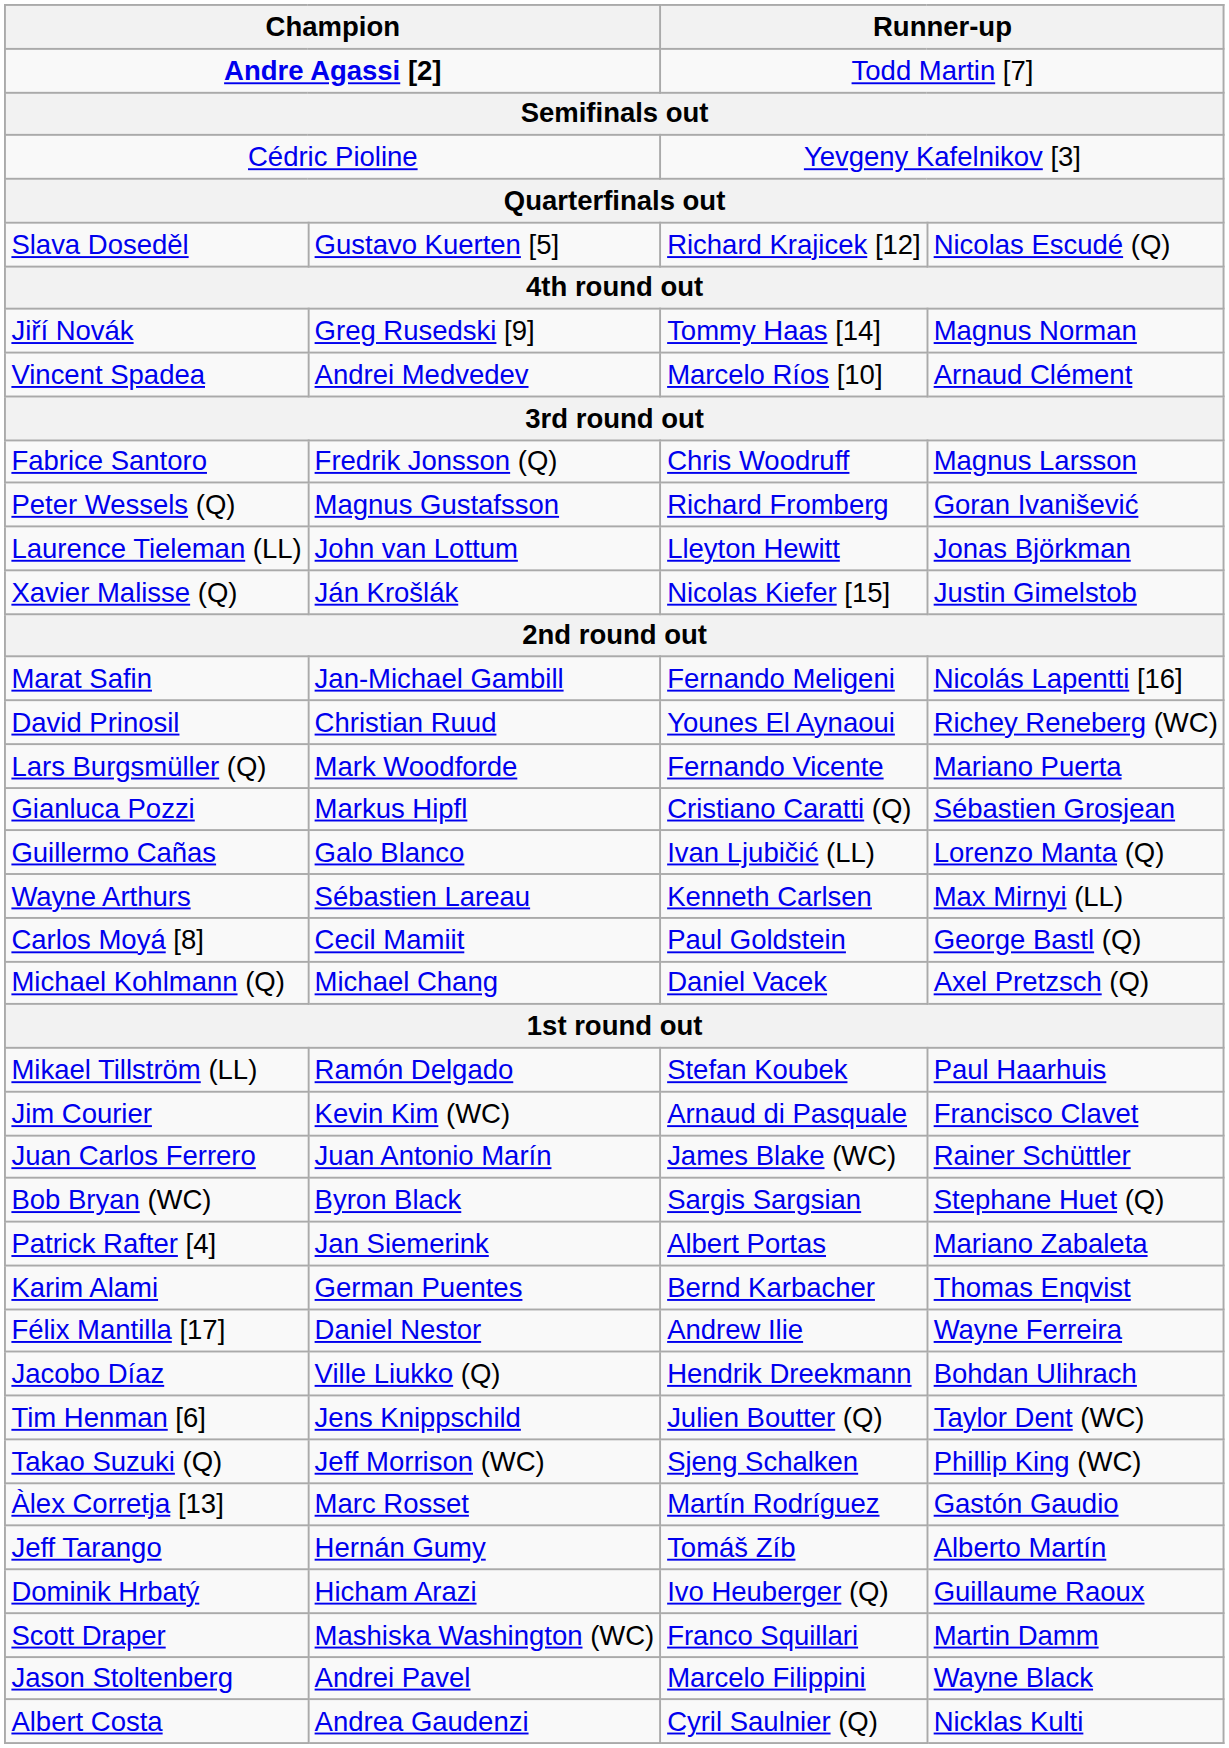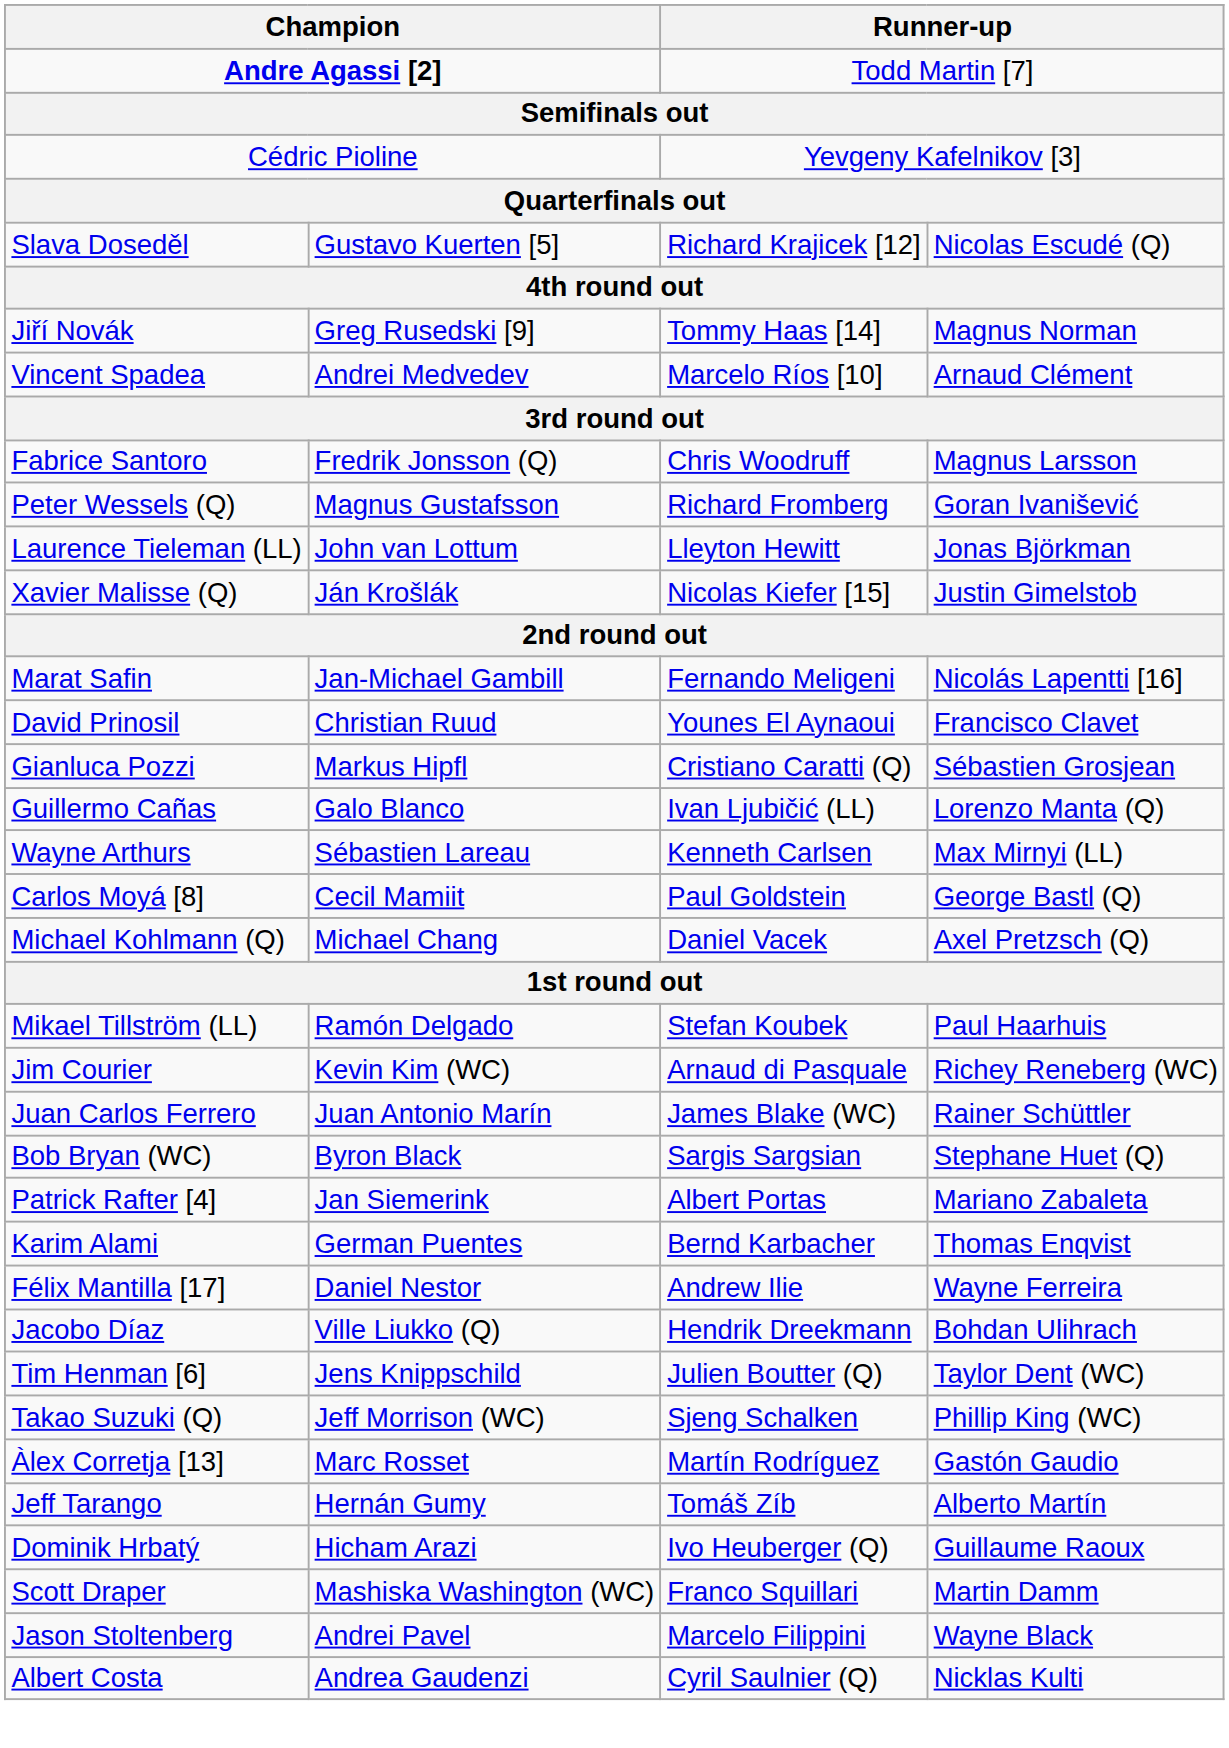(1076, 722) Richey Reneberg (WC) -> (1036, 722) Francisco Clavet
- row: (139, 766)
(1036, 1113) Francisco Clavet -> (1076, 1070) Richey Reneberg (WC)
